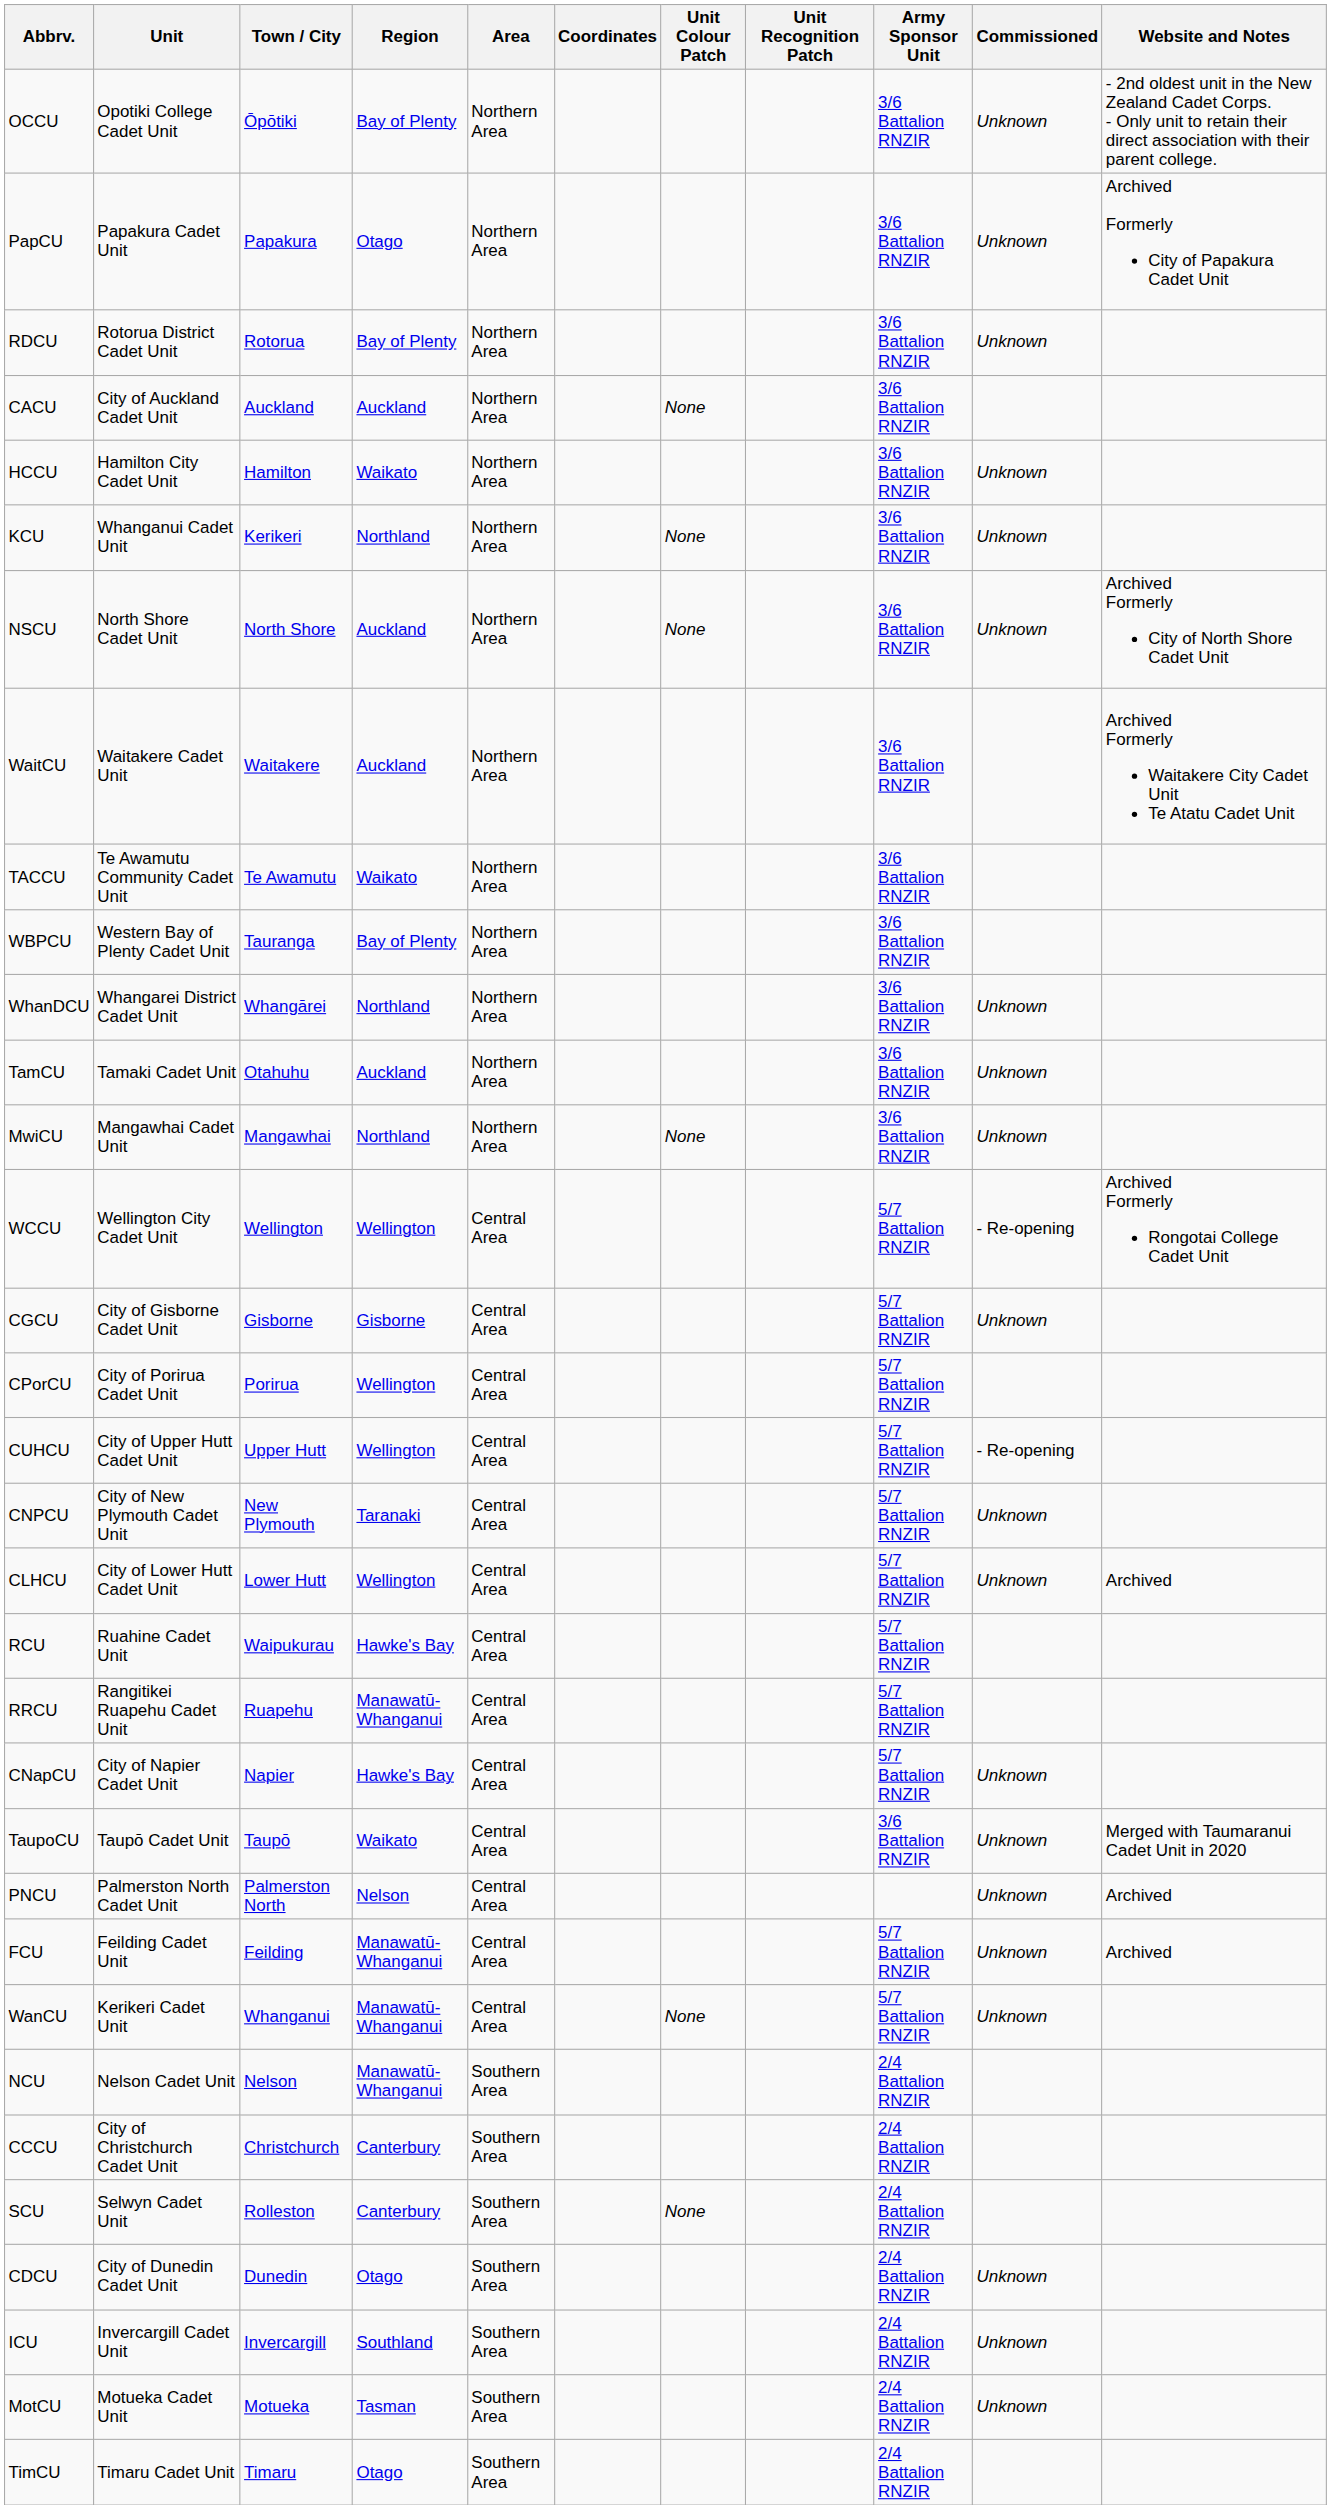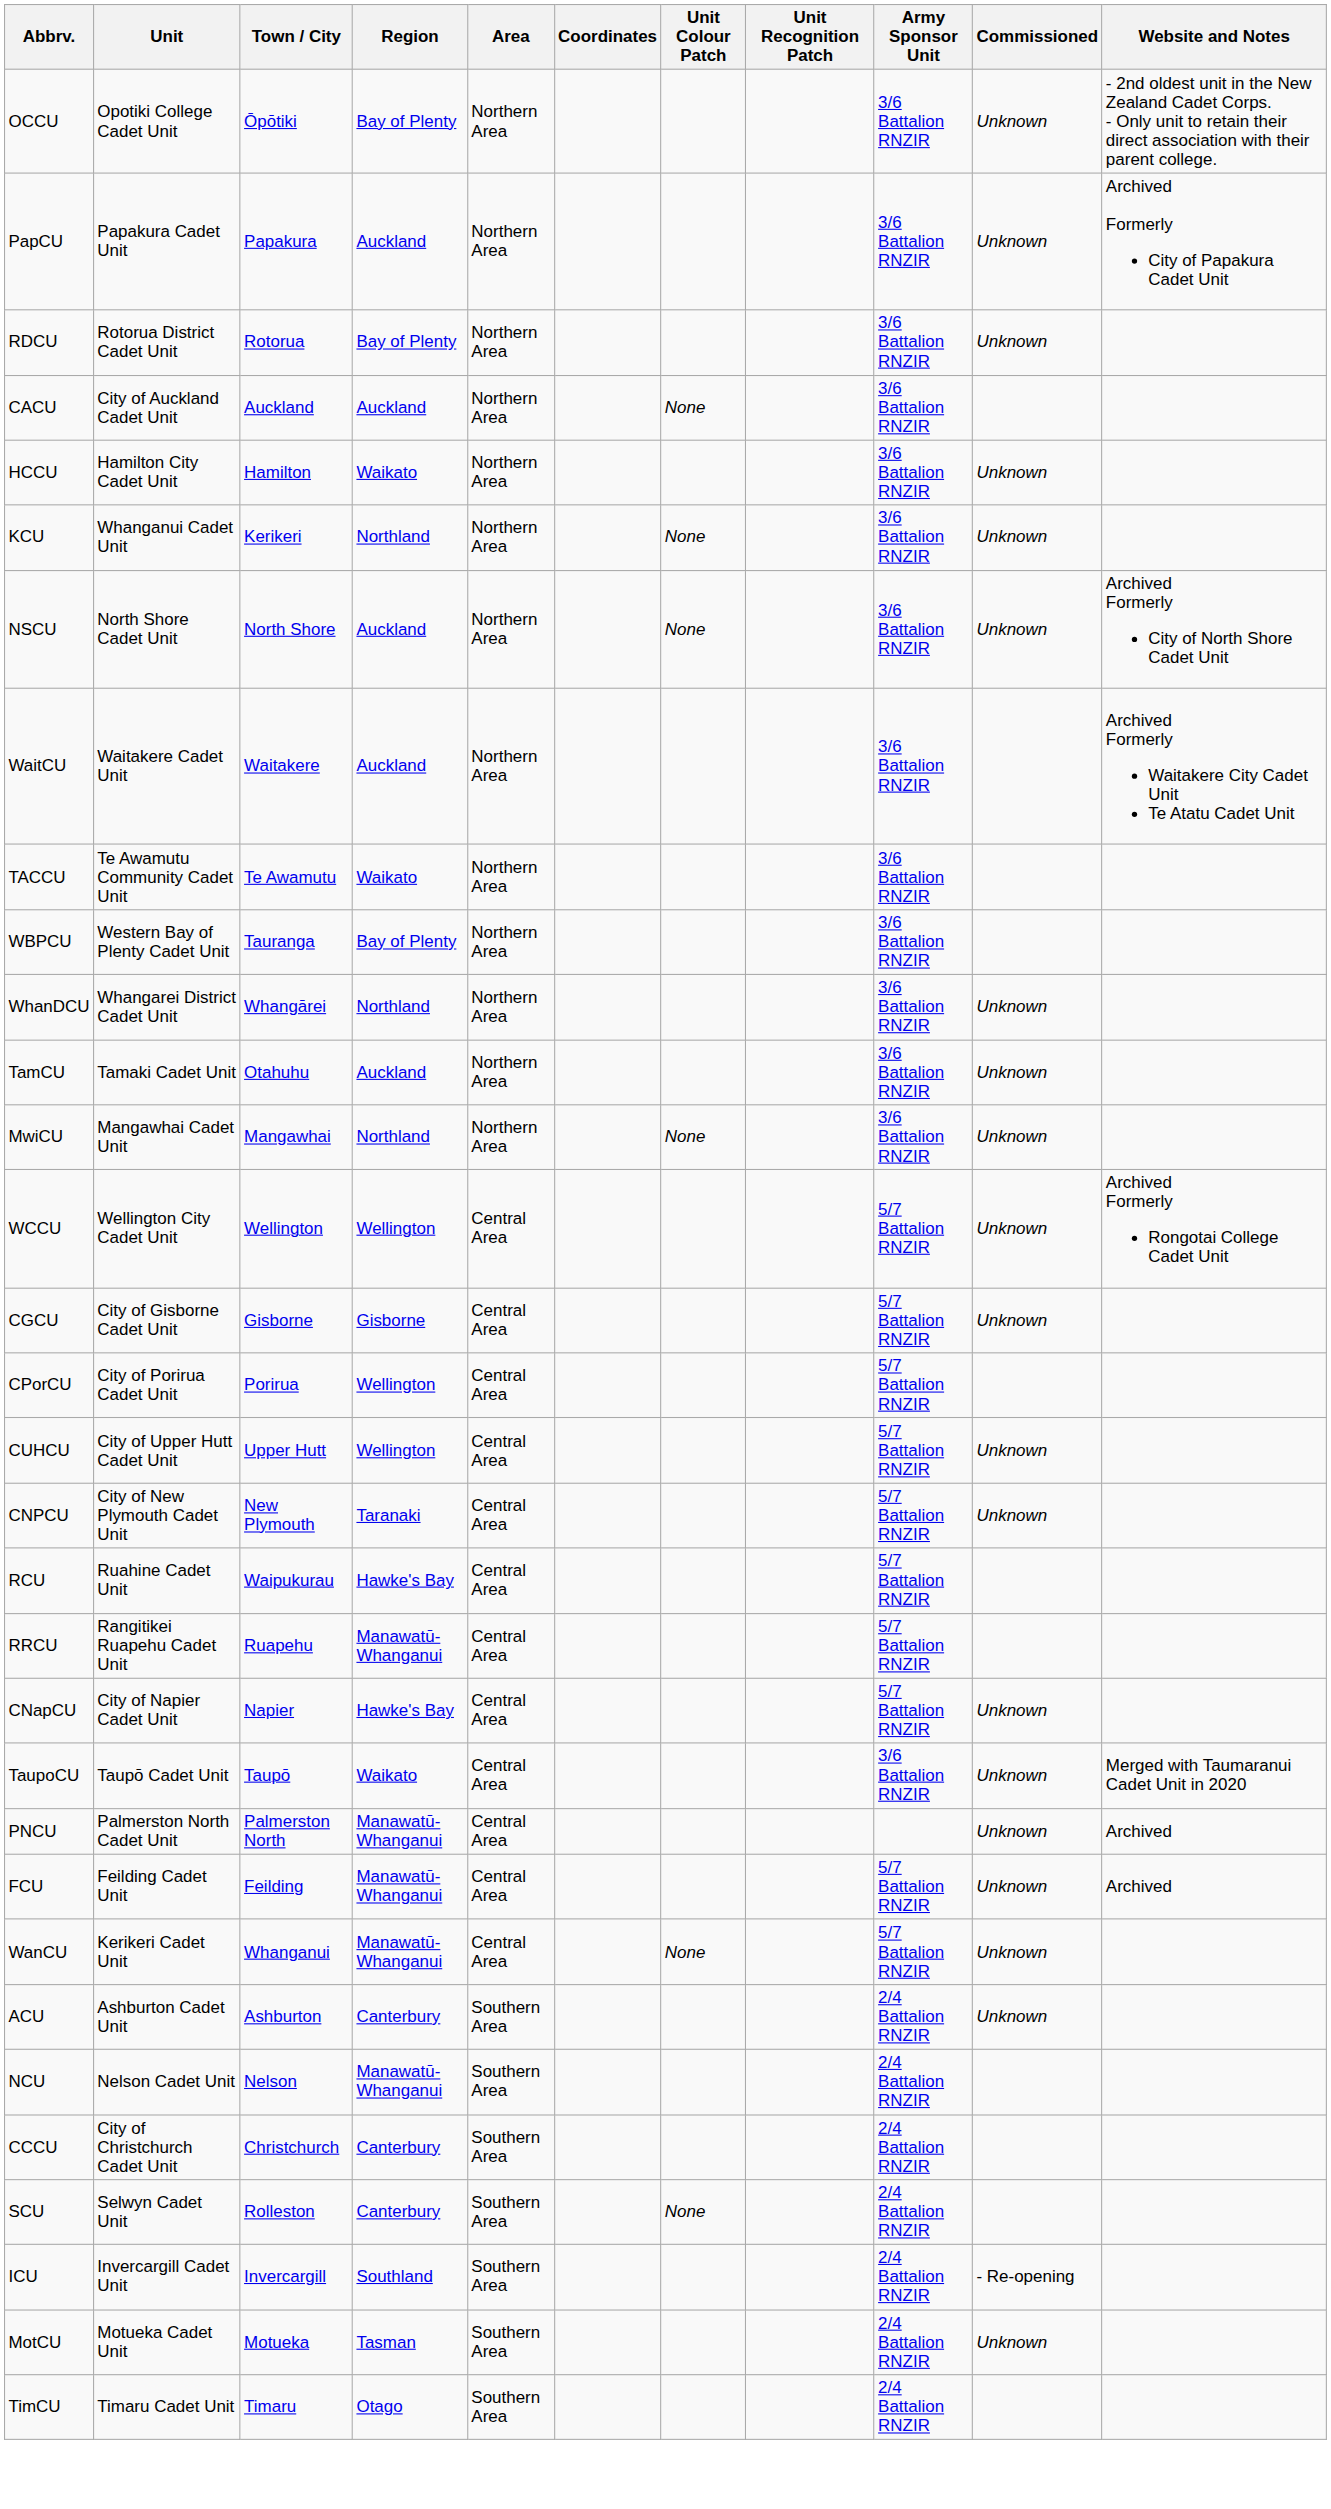(380, 241) Otago -> (391, 241) Auckland
(1026, 1228) - Re-opening -> (1012, 1228) Unknown
(1026, 1450) - Re-opening -> (1012, 1450) Unknown
- row: (38, 1580)
(383, 1896) Nelson -> (399, 1831) Manawatū-Whanganui
+ row: (26, 2016)
- row: (33, 2277)
(1012, 2342) Unknown -> (1026, 2277) - Re-opening
